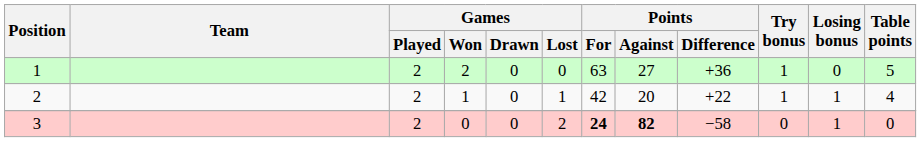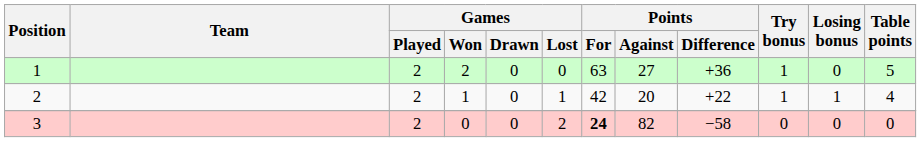(646, 123) bold -> (646, 123) normal
(837, 123) 1 -> (837, 123) 0
